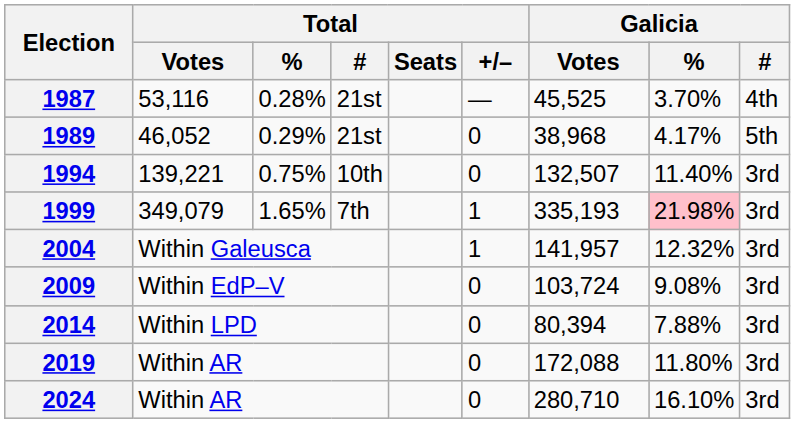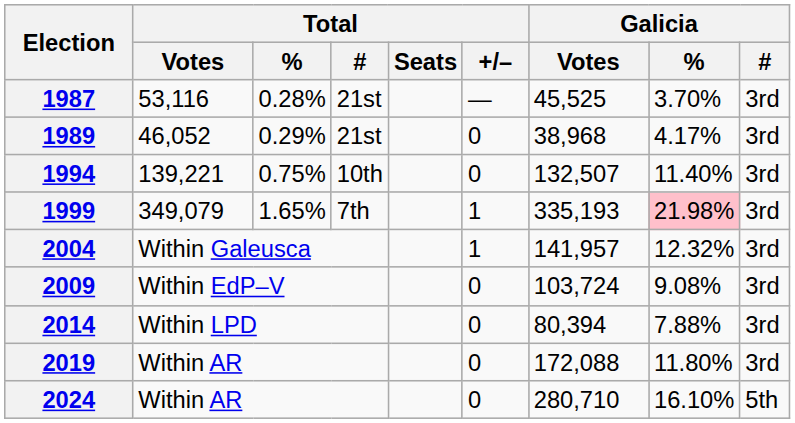(762, 99) 4th -> (762, 99) 3rd
(762, 136) 5th -> (762, 136) 3rd
(762, 399) 3rd -> (762, 399) 5th
